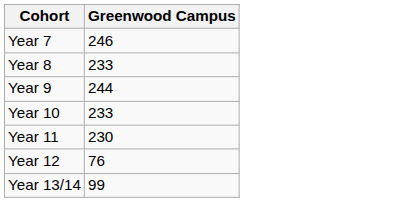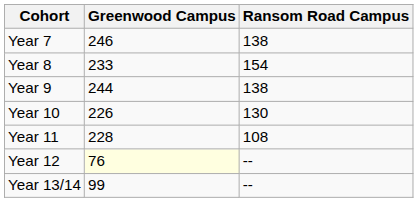+ column: (326, 16)
(101, 112) 233 -> (101, 112) 226
(101, 137) 230 -> (101, 137) 228
(96, 161) no background -> (96, 161) lightyellow background
